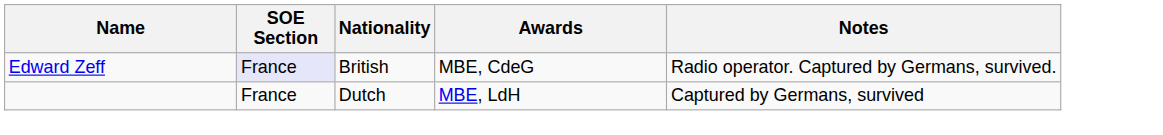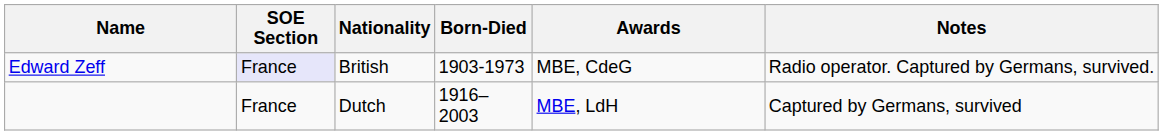+ column: (483, 28)
